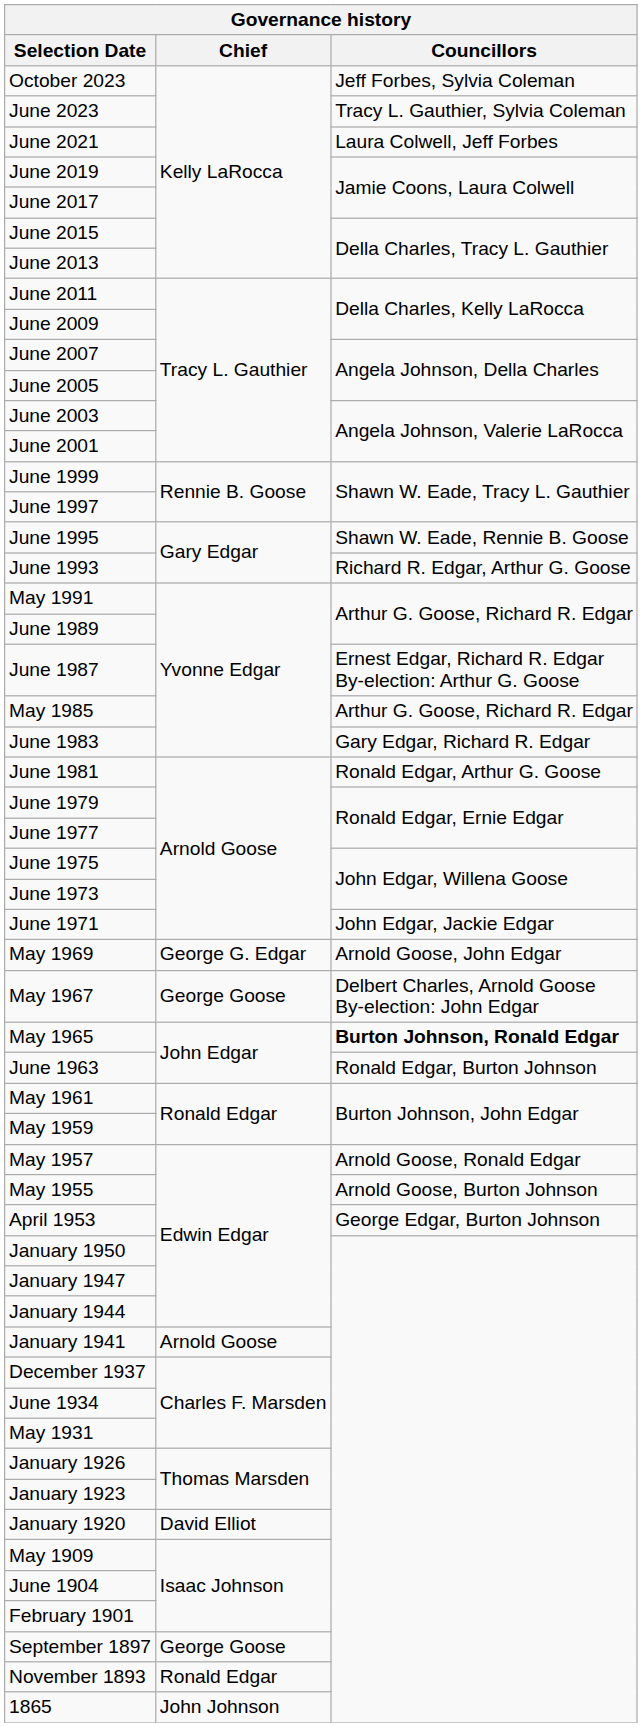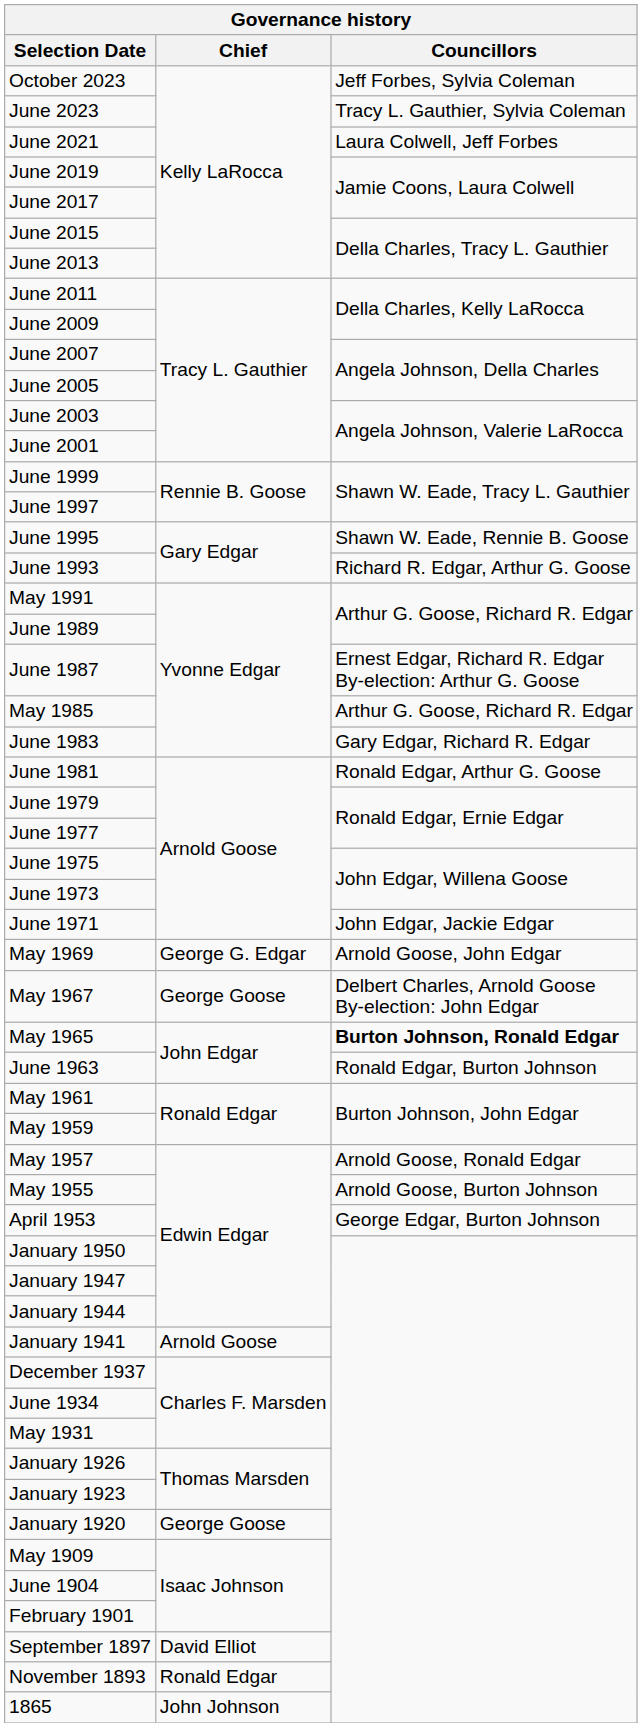(208, 1524) David Elliot -> (223, 1524) George Goose
(223, 1646) George Goose -> (208, 1646) David Elliot
